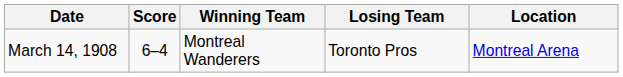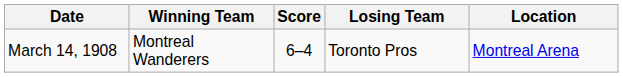columns swapped: (252, 16) <-> (155, 16)
